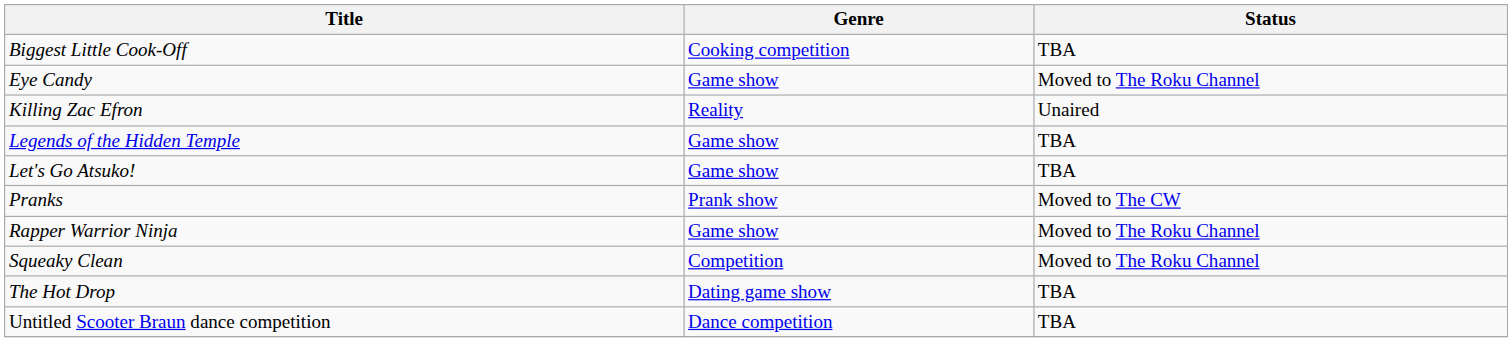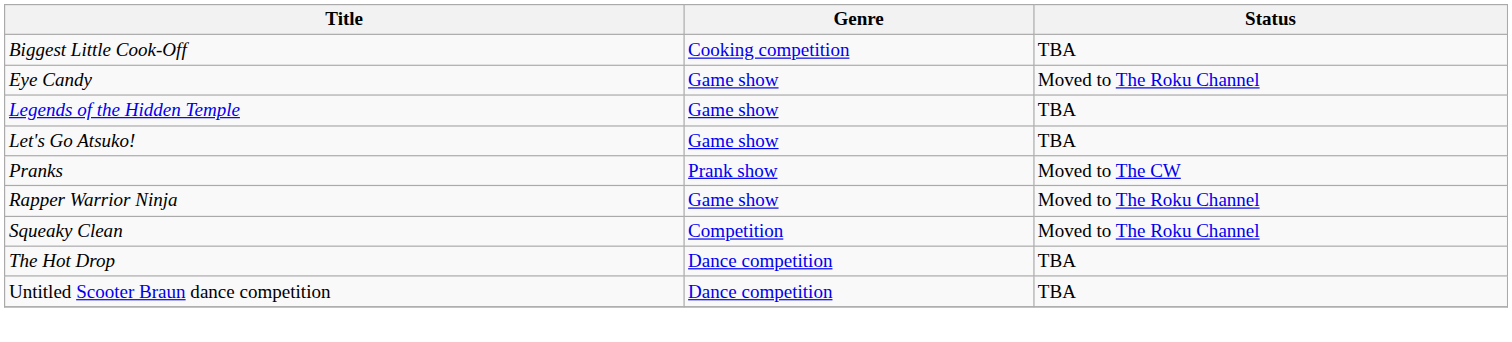- row: (76, 110)
(760, 291) Dating game show -> (760, 261) Dance competition
